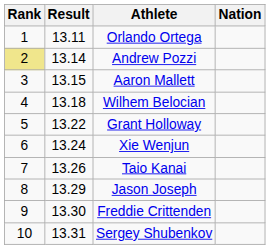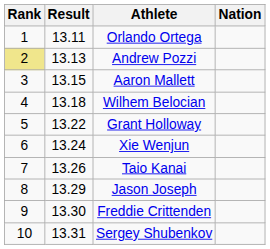(69, 59) 13.14 -> (69, 59) 13.13
